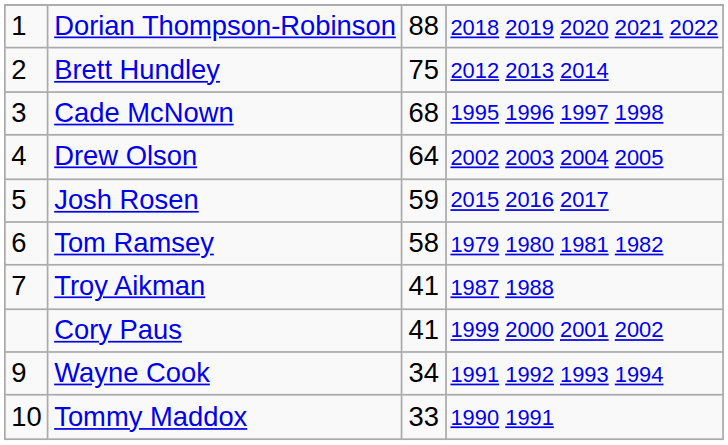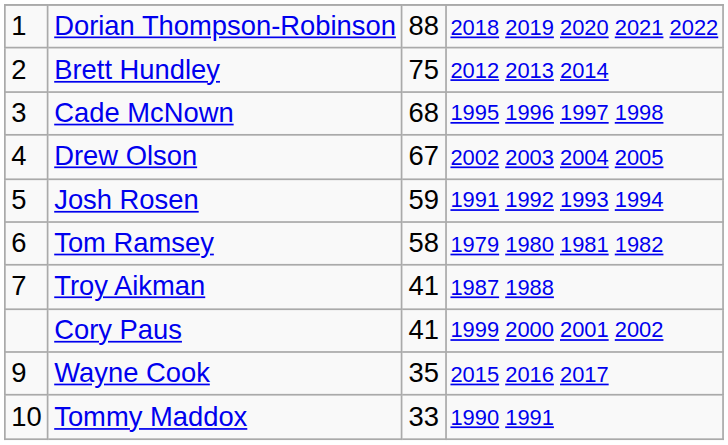(424, 156) 64 -> (424, 156) 67
(530, 200) 2015 2016 2017 -> (557, 200) 1991 1992 1993 1994
(424, 373) 34 -> (424, 373) 35
(557, 374) 1991 1992 1993 1994 -> (530, 374) 2015 2016 2017
